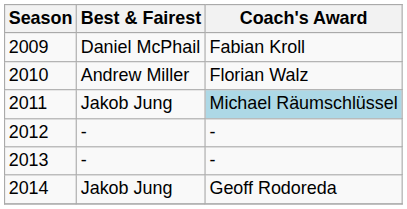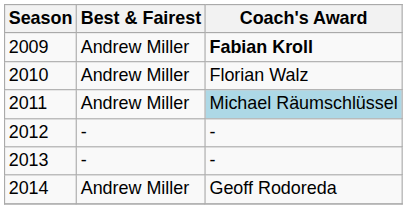(140, 47) Daniel McPhail -> (135, 47) Andrew Miller
(257, 47) normal -> (261, 47) bold
(127, 103) Jakob Jung -> (135, 103) Andrew Miller
(127, 189) Jakob Jung -> (135, 189) Andrew Miller
